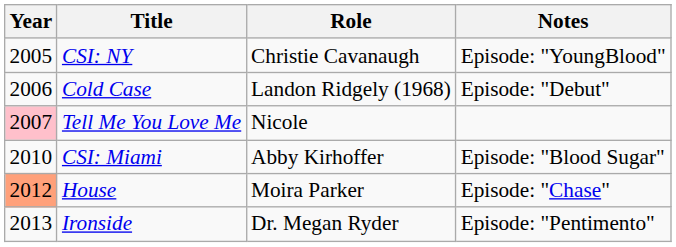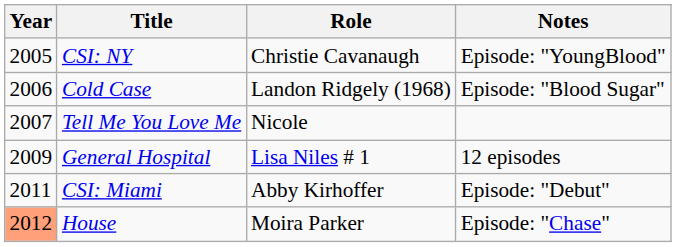(535, 88) Episode: "Debut" -> (563, 88) Episode: "Blood Sugar"
(31, 122) pink background -> (31, 122) no background
+ row: (136, 156)
(31, 156) 2010 -> (30, 190) 2011
(563, 156) Episode: "Blood Sugar" -> (535, 190) Episode: "Debut"
- row: (97, 223)
